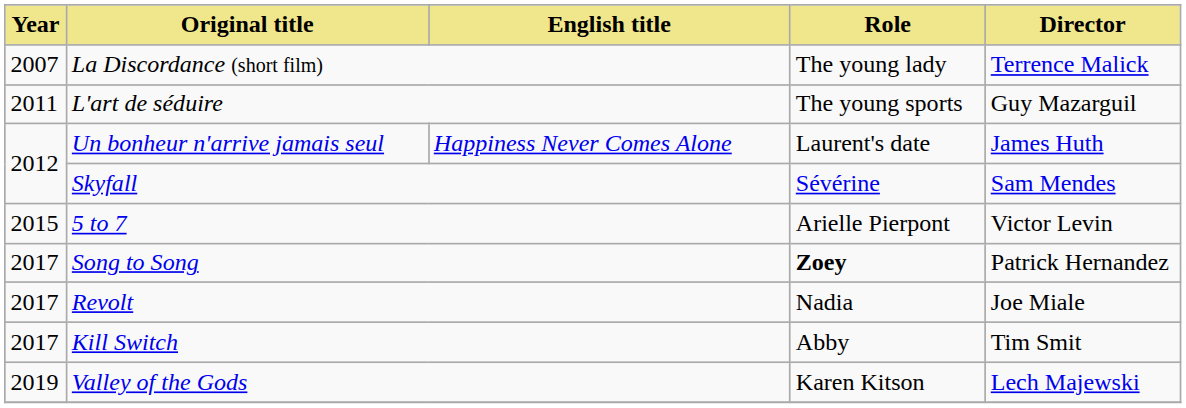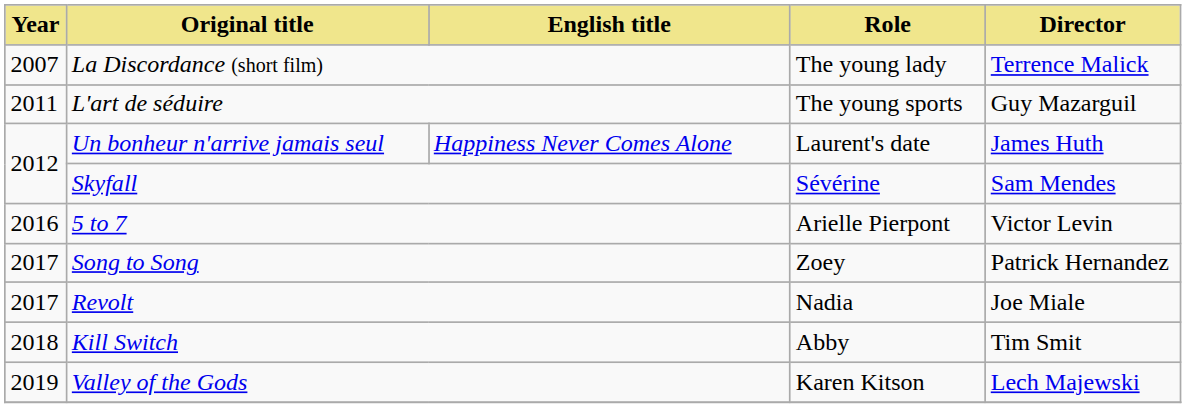(35, 223) 2015 -> (35, 223) 2016
(821, 262) bold -> (820, 262) normal
(35, 342) 2017 -> (35, 342) 2018
